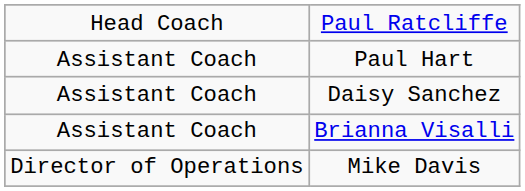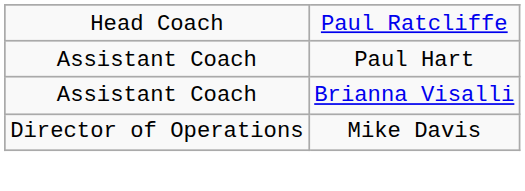- row: (414, 95)
